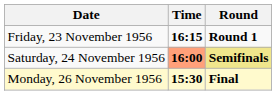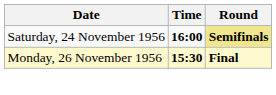- row: (80, 36)
(187, 57) lightsalmon background -> (187, 36) no background
